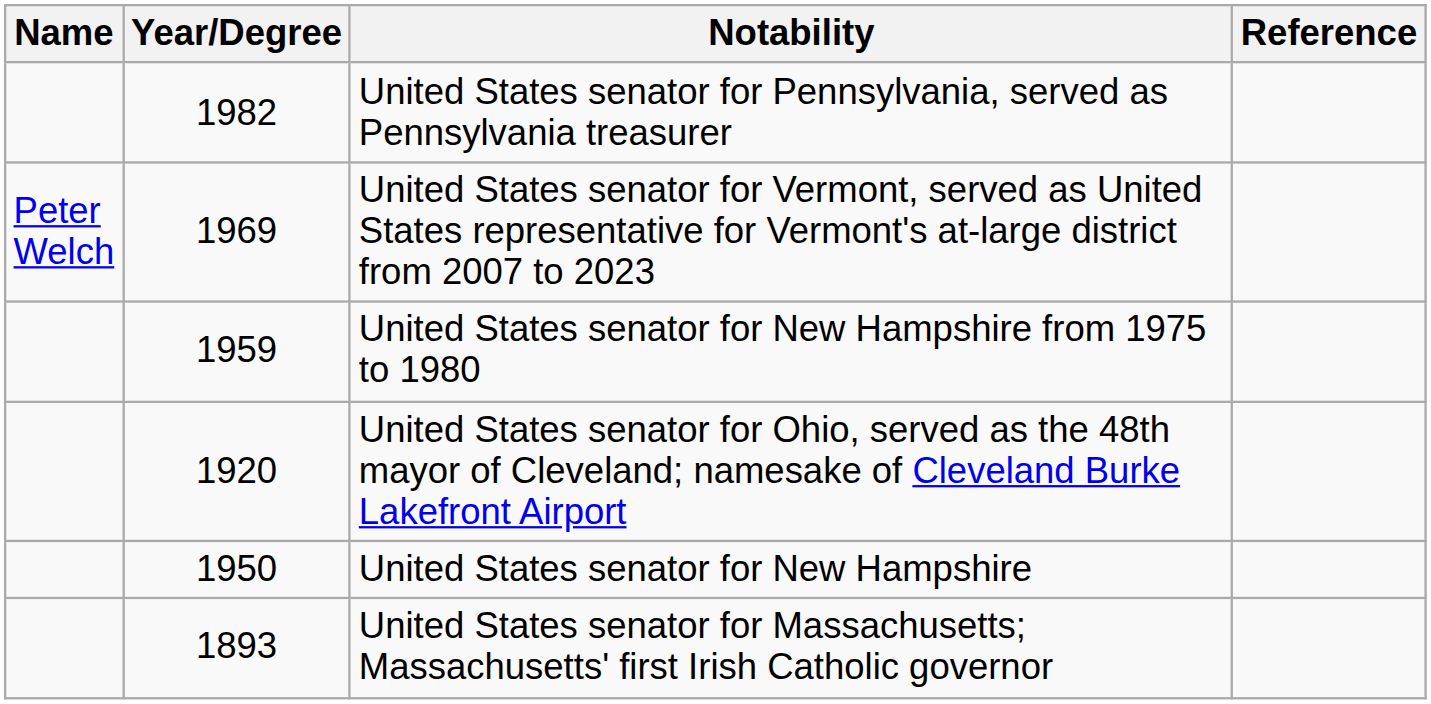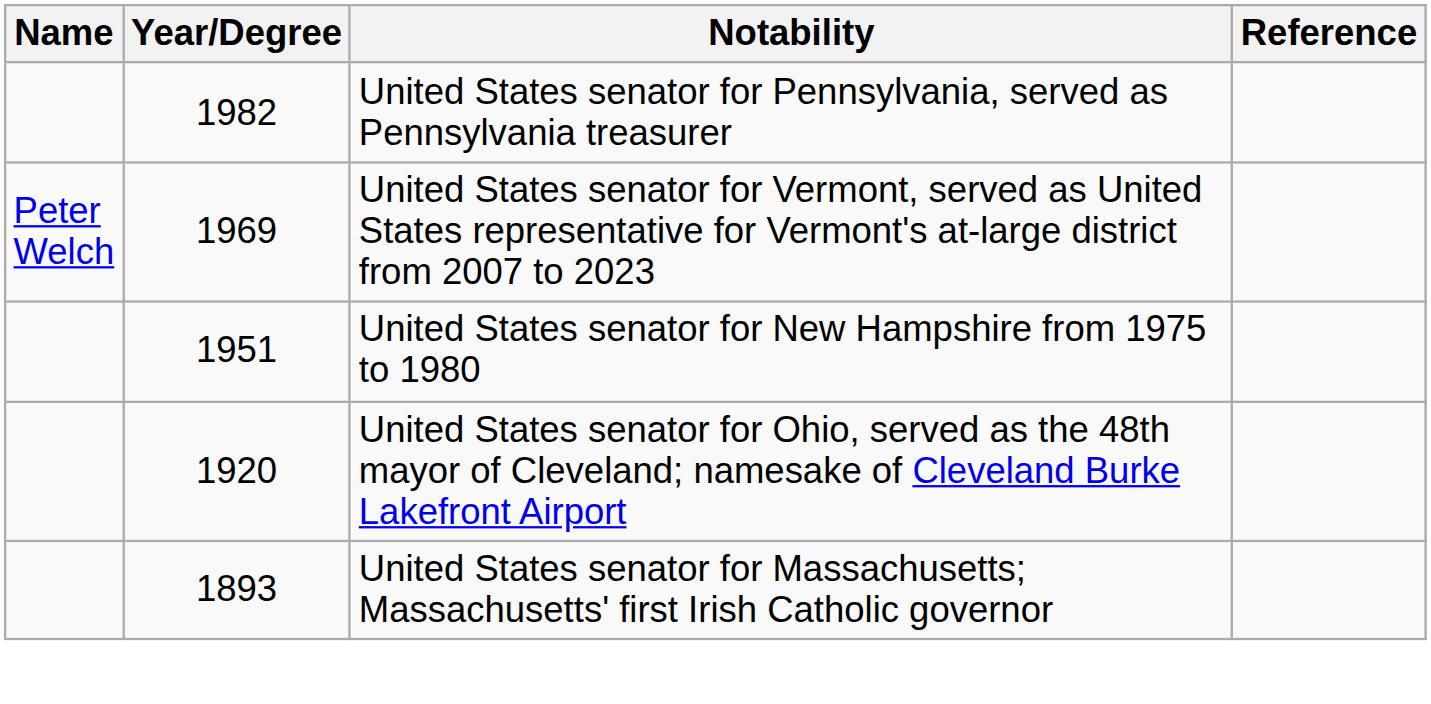(237, 350) 1959 -> (237, 350) 1951
- row: (695, 568)
